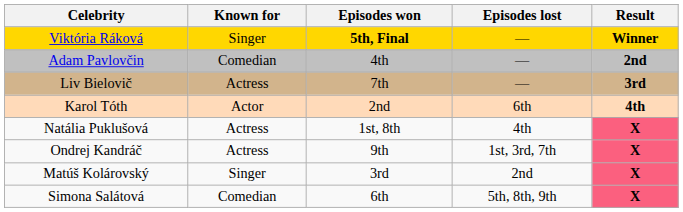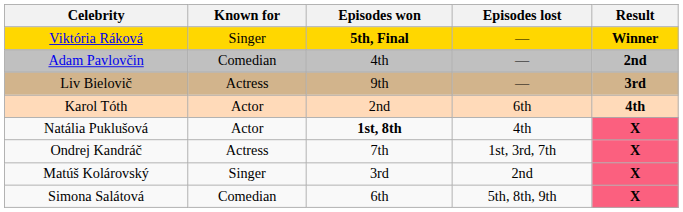(379, 83) 7th -> (379, 83) 9th
(247, 128) Actress -> (247, 128) Actor
(379, 128) normal -> (379, 128) bold
(379, 151) 9th -> (379, 151) 7th
